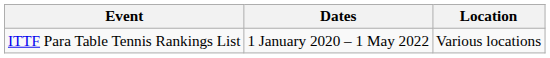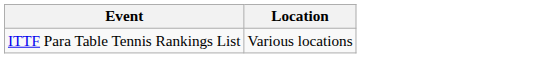- column: (338, 16)
